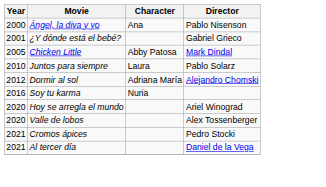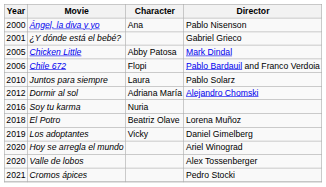+ row: (48, 66)
+ row: (45, 121)
+ row: (59, 134)
- row: (53, 148)
